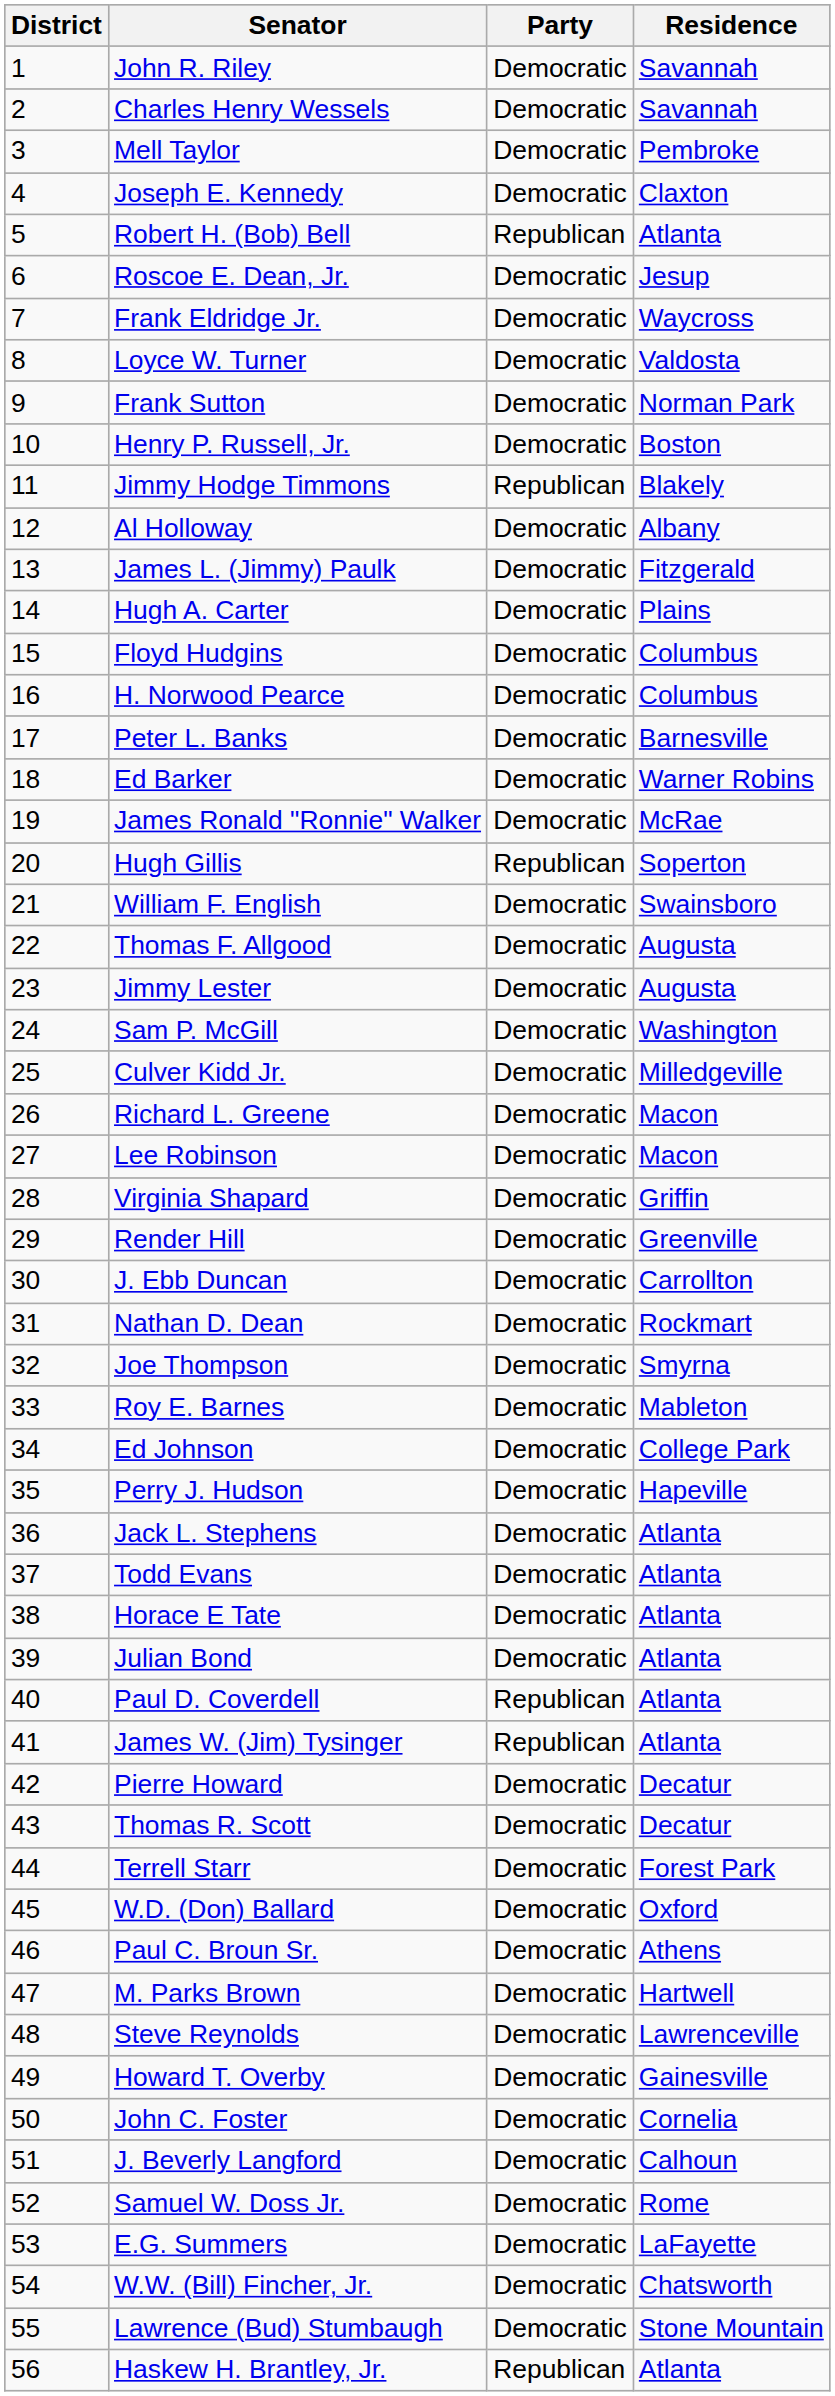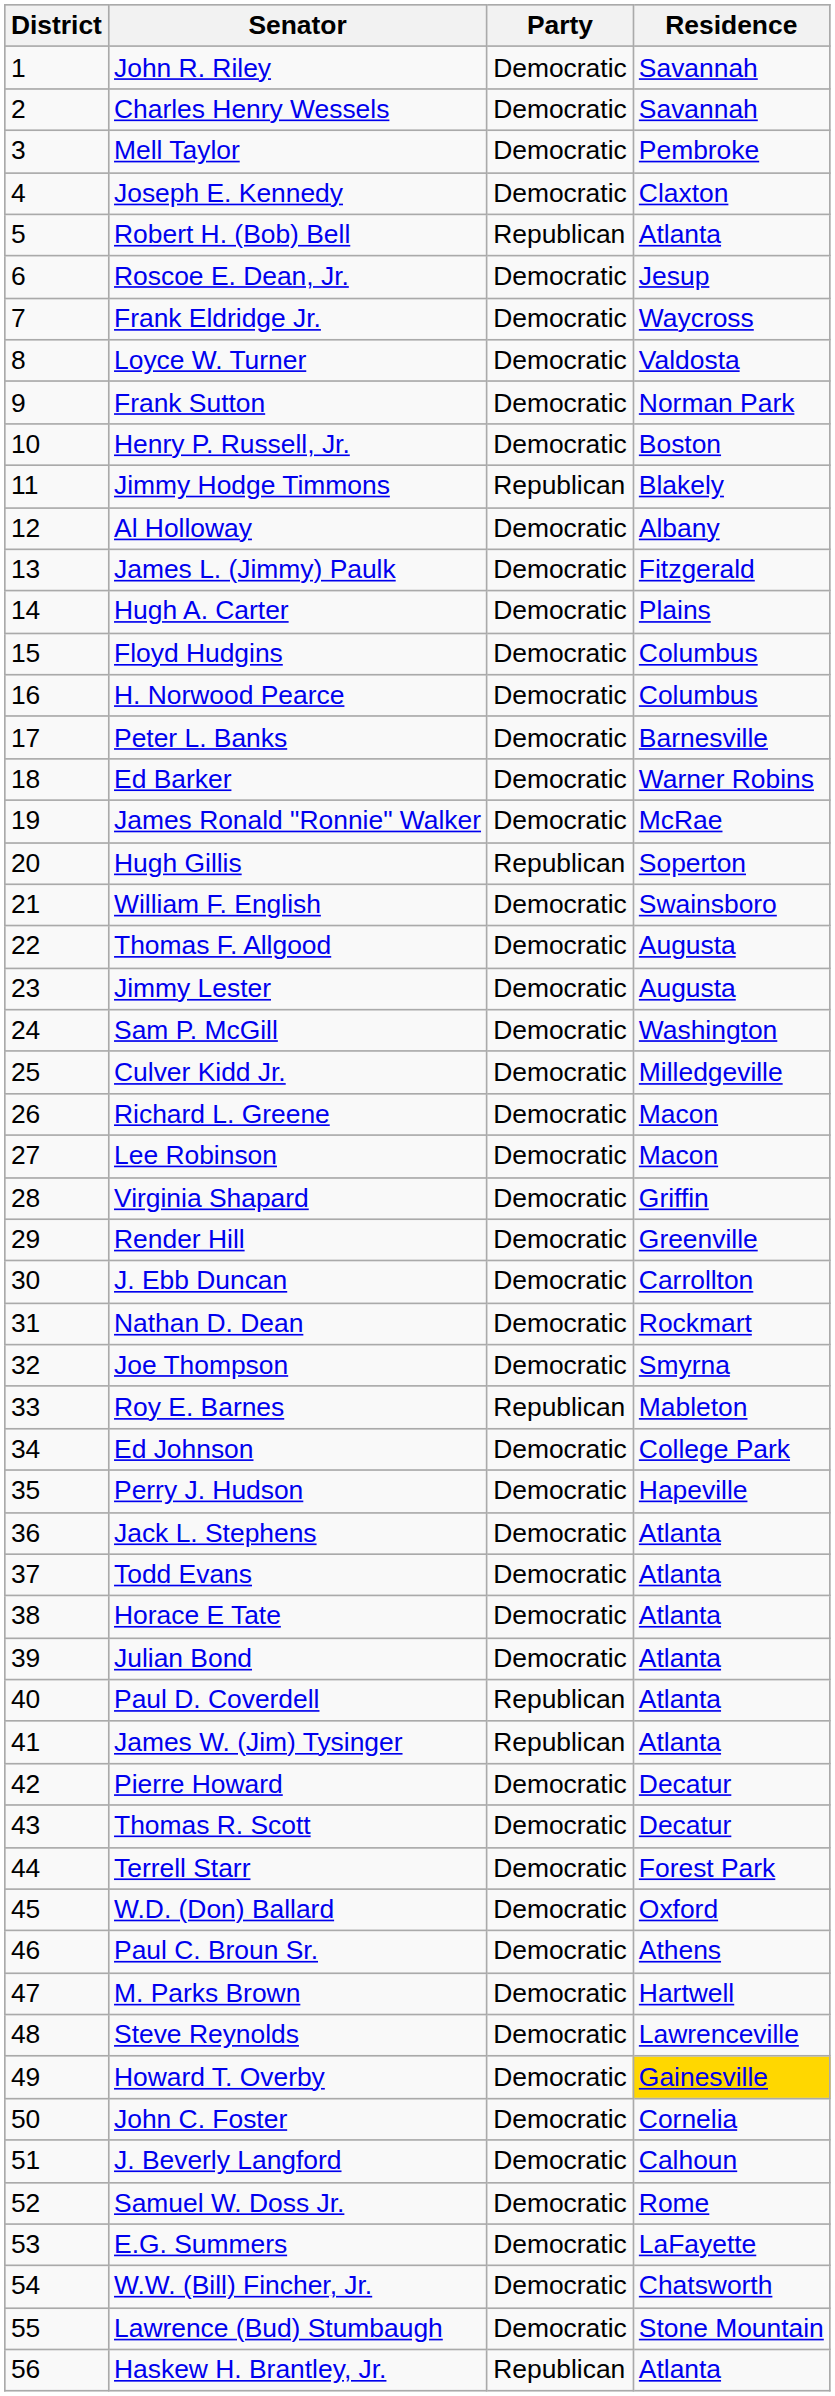(560, 1407) Democratic -> (559, 1407) Republican
(703, 2077) no background -> (703, 2077) gold background
